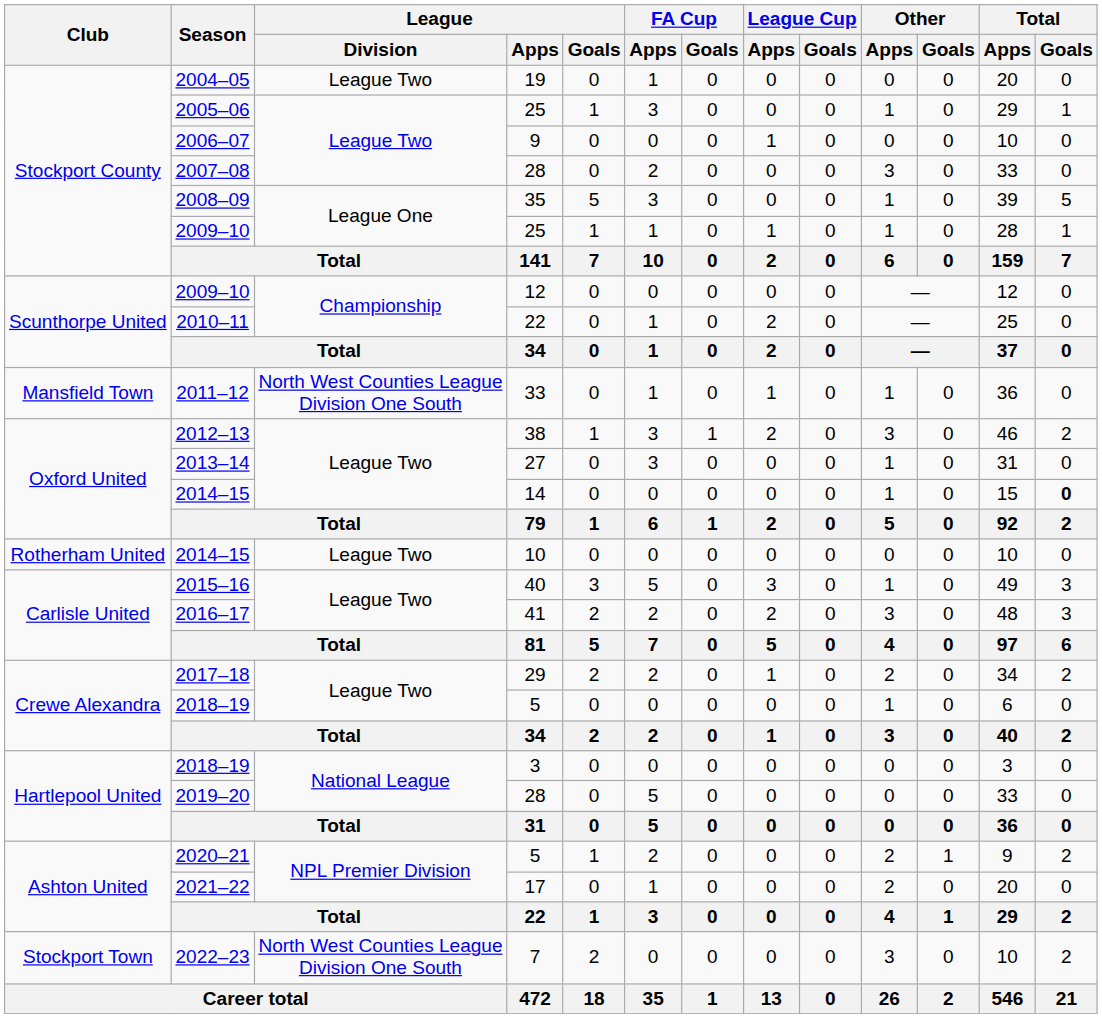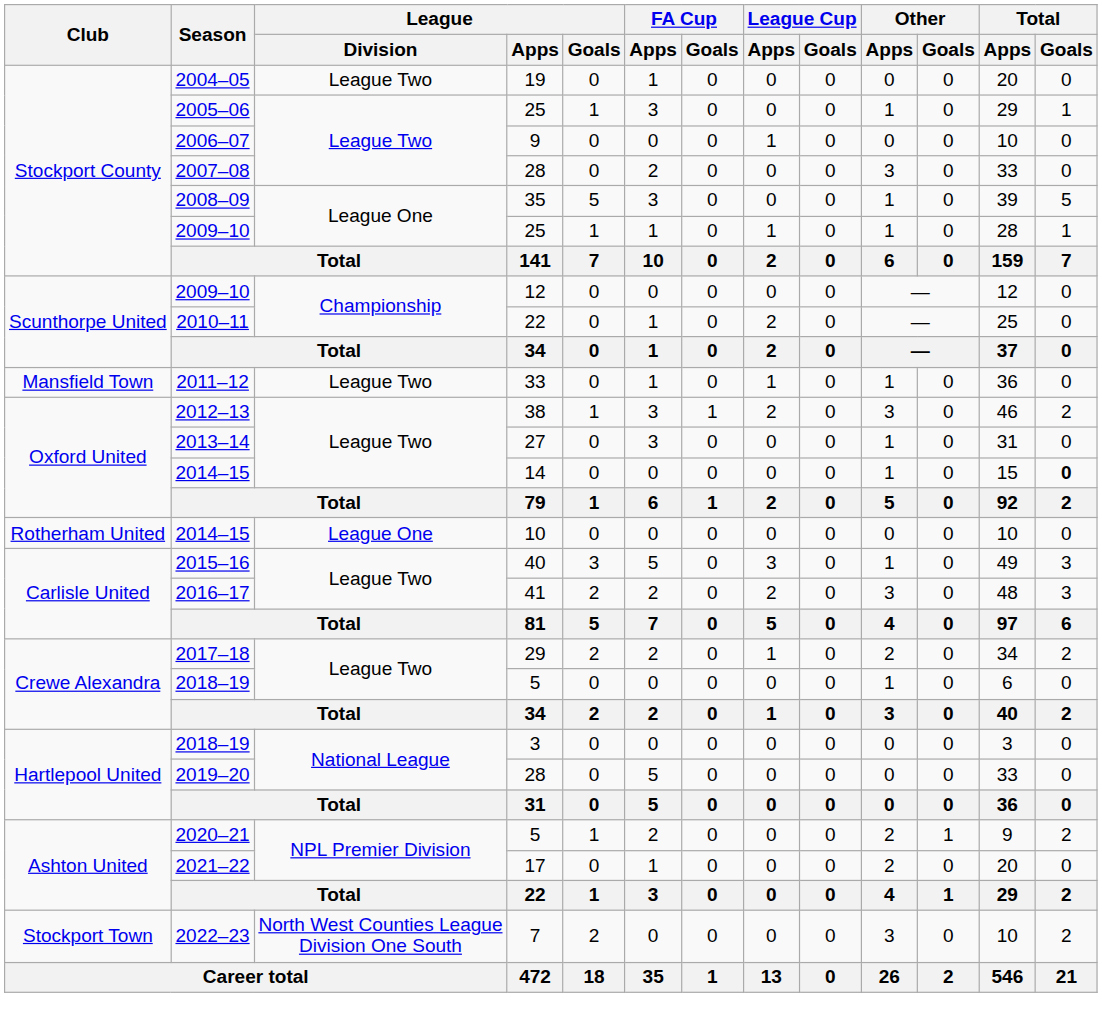(380, 392) North West Counties League Division One South -> (380, 381) League Two
(380, 554) League Two -> (380, 532) League One
